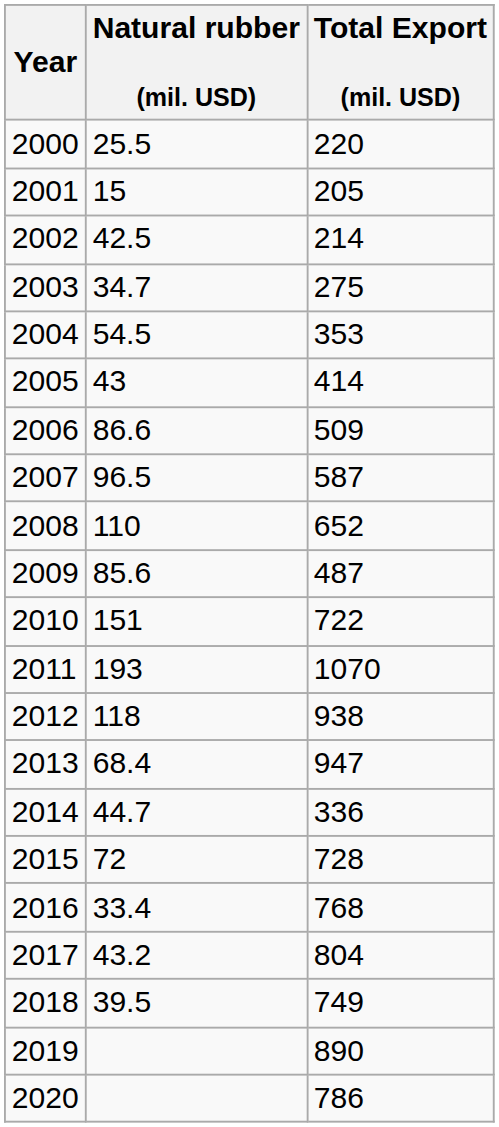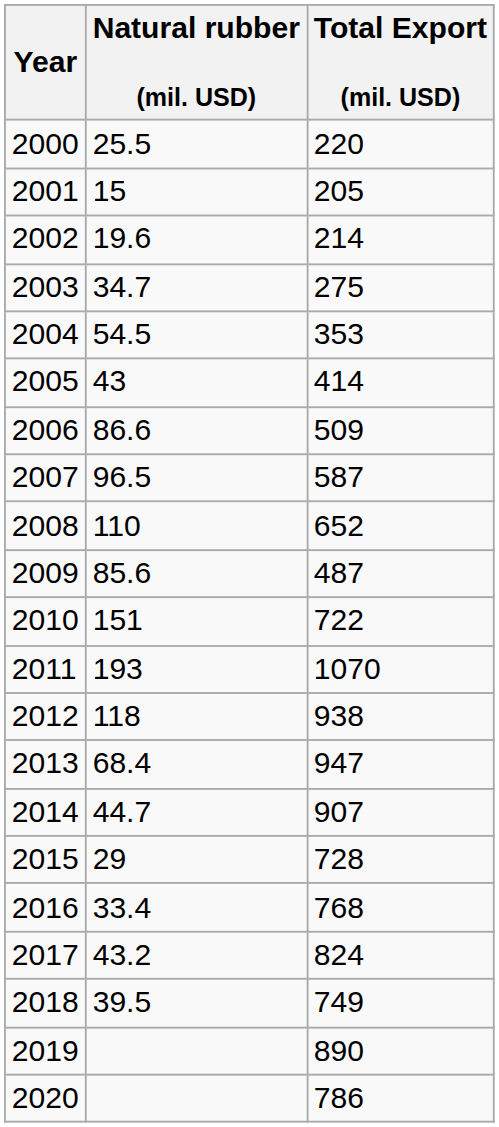(122, 239) 42.5 -> (122, 239) 19.6
(339, 811) 336 -> (339, 811) 907
(109, 859) 72 -> (109, 859) 29
(339, 954) 804 -> (339, 954) 824
